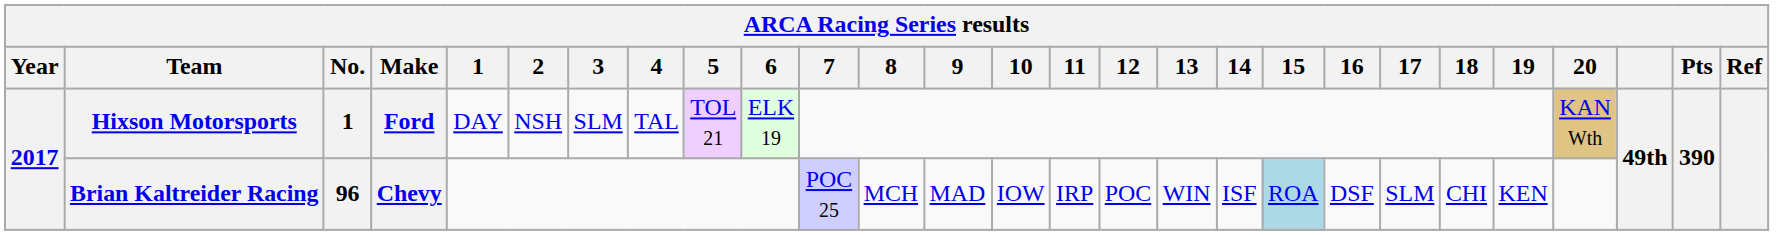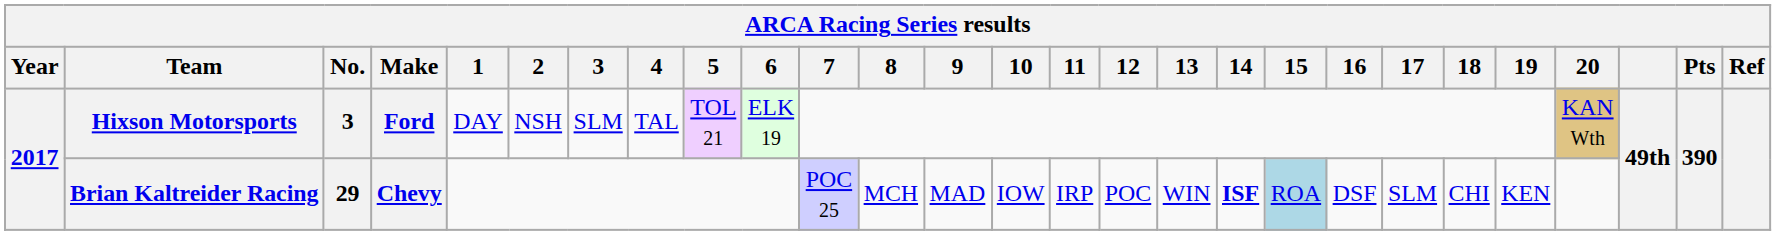(348, 122) 1 -> (348, 122) 3
(348, 194) 96 -> (348, 194) 29
(1239, 194) normal -> (1241, 194) bold
